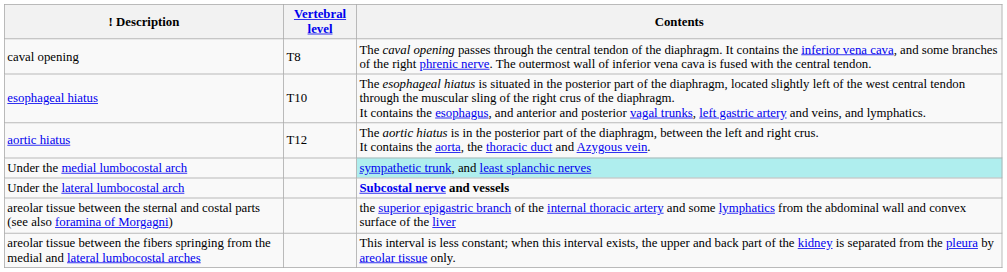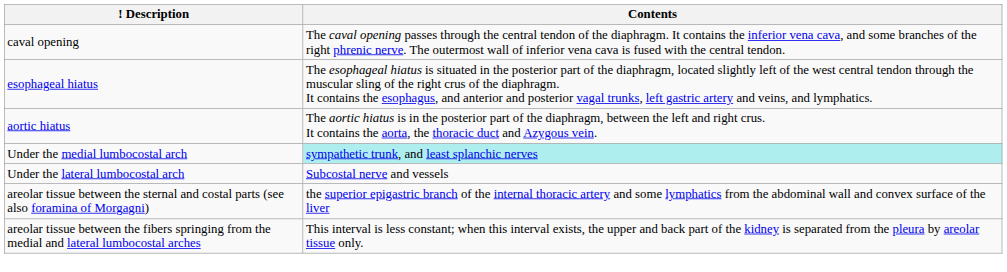- column: (320, 21)
(434, 188) bold -> (377, 173) normal
